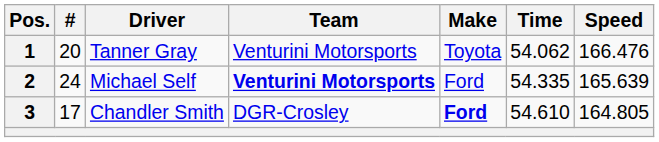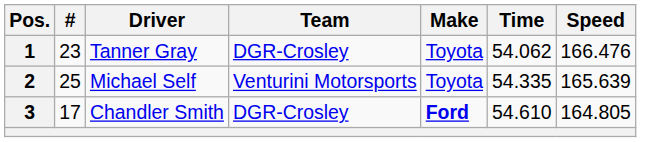(70, 51) 20 -> (70, 51) 23
(325, 51) Venturini Motorsports -> (291, 51) DGR-Crosley
(70, 82) 24 -> (70, 82) 25
(334, 82) bold -> (325, 82) normal
(464, 82) Ford -> (454, 82) Toyota
